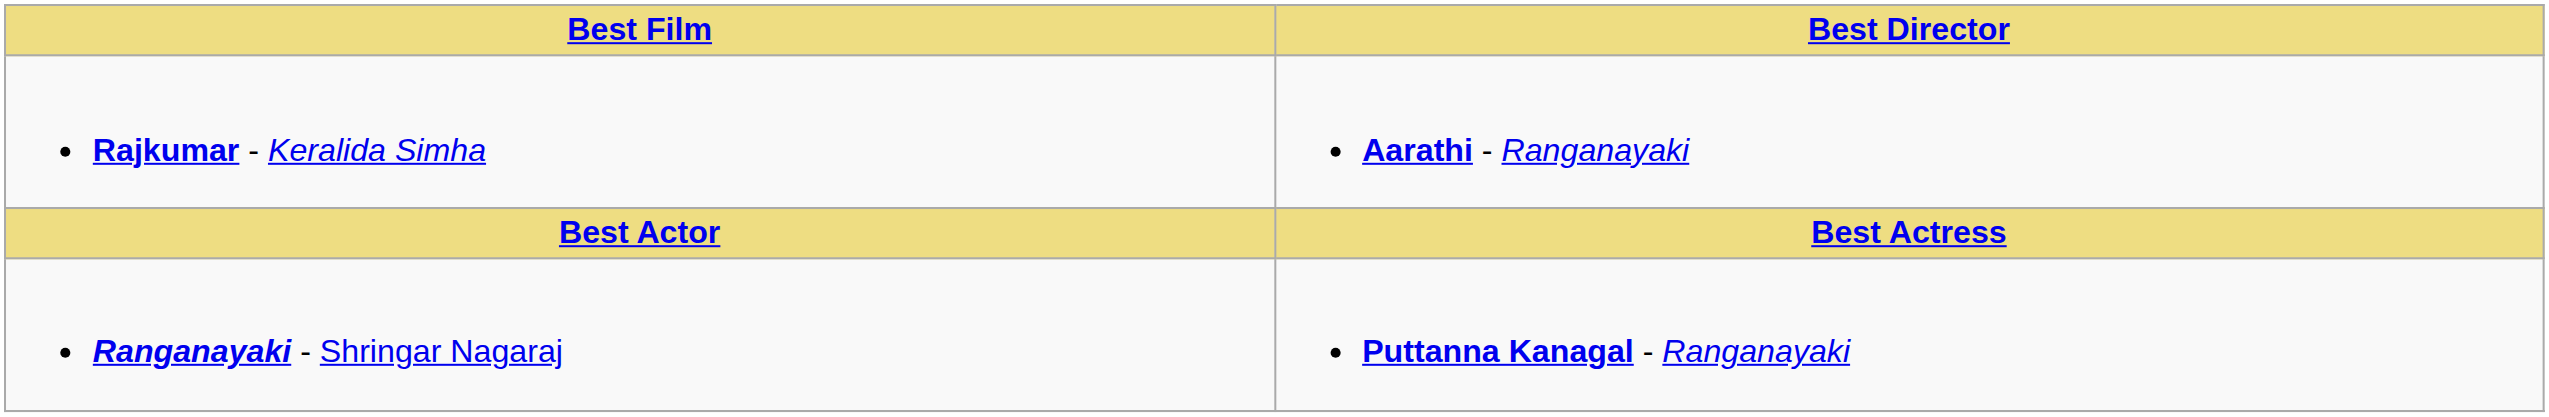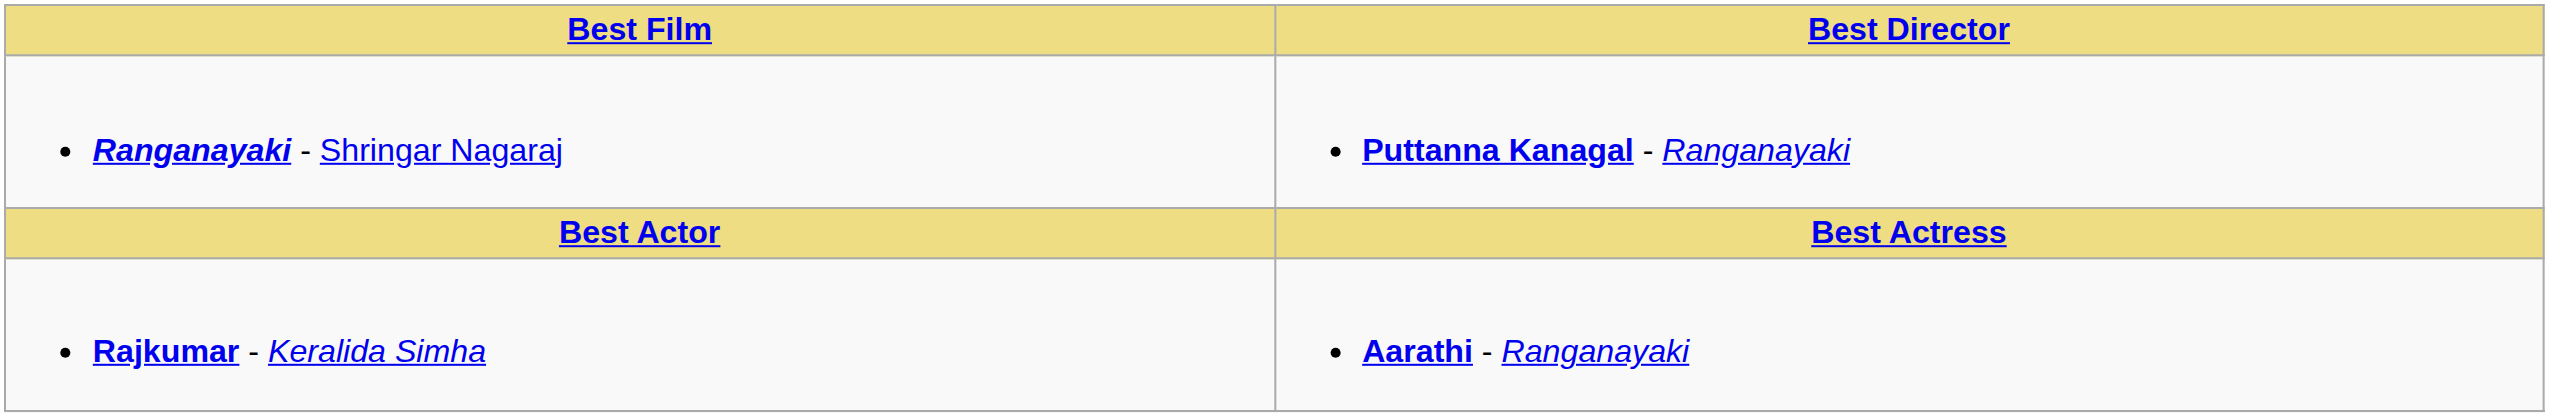rows swapped: (640, 352) <-> (640, 150)
